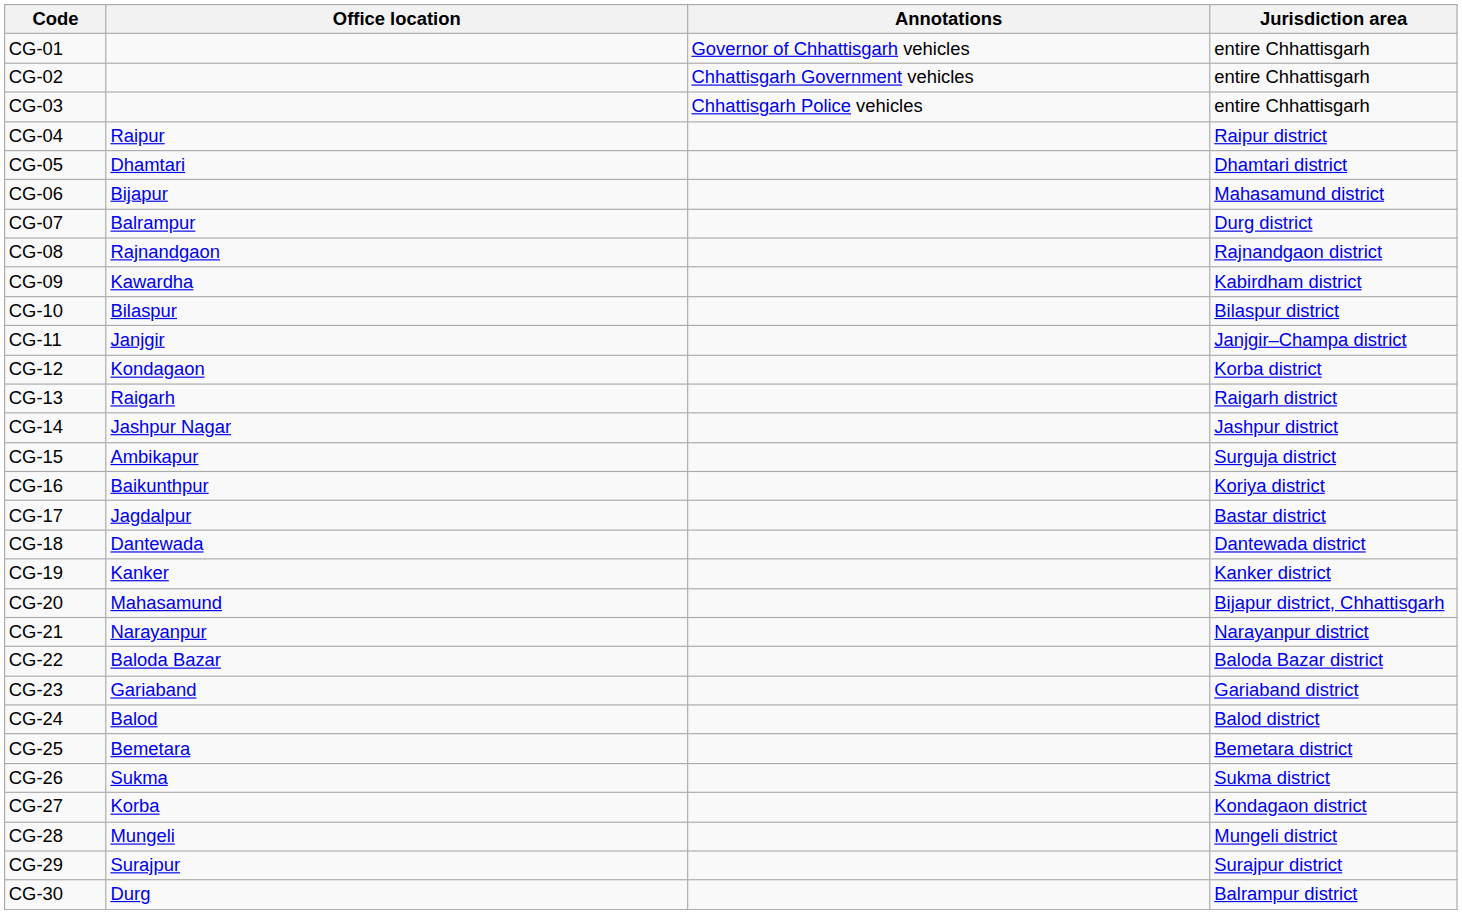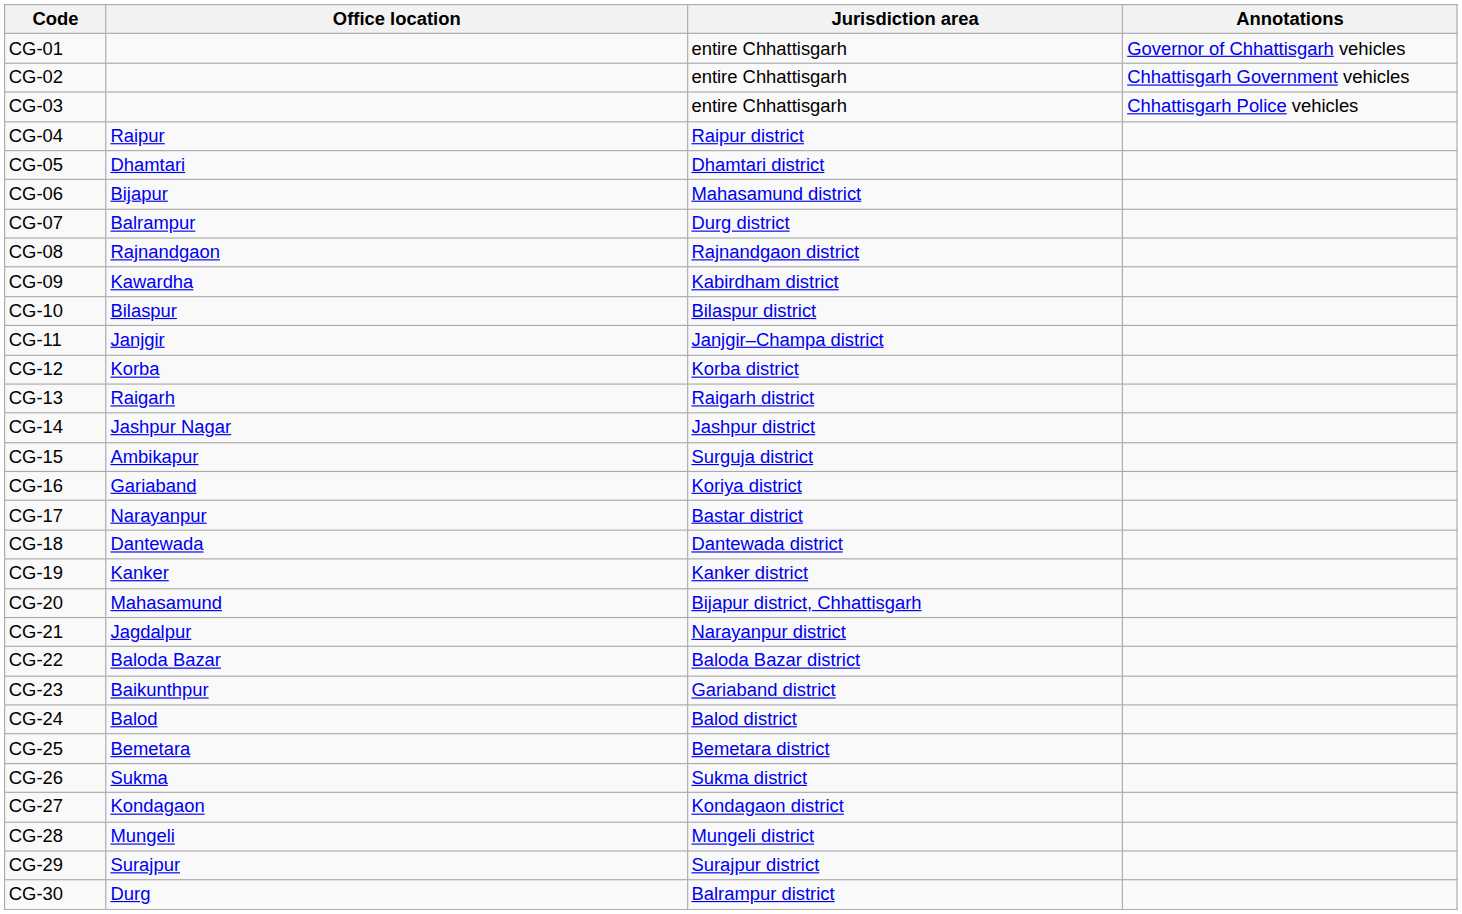columns swapped: (1334, 19) <-> (949, 19)
(158, 369) Kondagaon -> (135, 369) Korba
(160, 485) Baikunthpur -> (153, 485) Gariaband
(151, 515) Jagdalpur -> (159, 515) Narayanpur
(159, 631) Narayanpur -> (151, 631) Jagdalpur
(153, 690) Gariaband -> (160, 690) Baikunthpur
(135, 806) Korba -> (158, 806) Kondagaon
